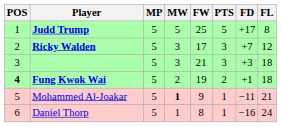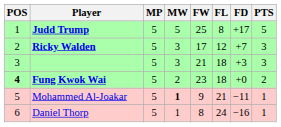columns swapped: (267, 12) <-> (224, 12)
(201, 79) 19 -> (201, 79) 23
(247, 79) +1 -> (241, 79) +0
